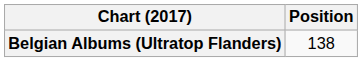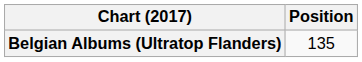(321, 43) 138 -> (321, 43) 135
